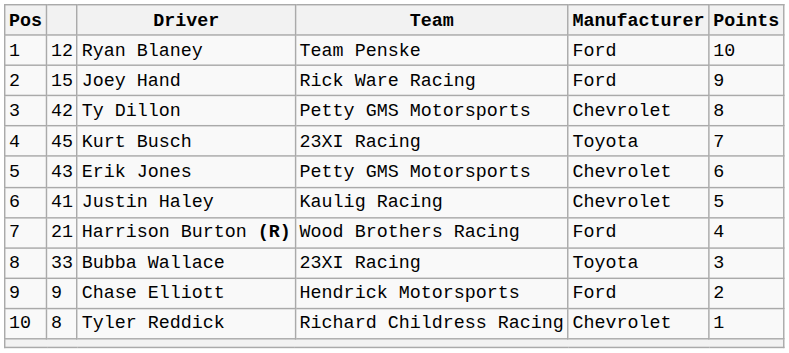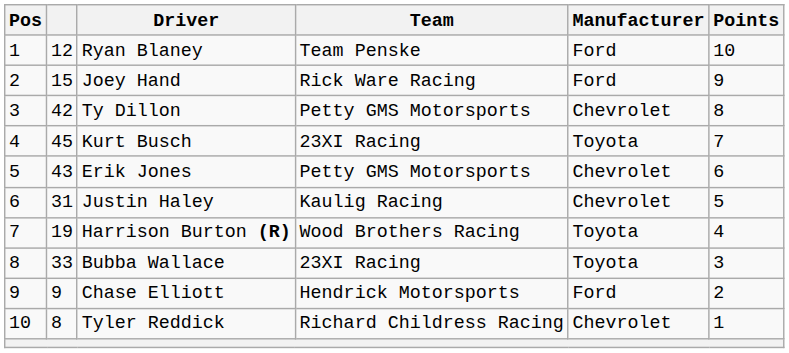(62, 202) 41 -> (62, 202) 31
(62, 232) 21 -> (62, 232) 19
(595, 232) Ford -> (606, 232) Toyota
